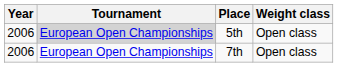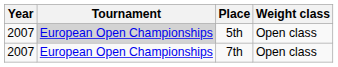(21, 33) 2006 -> (21, 33) 2007
(21, 52) 2006 -> (21, 52) 2007
